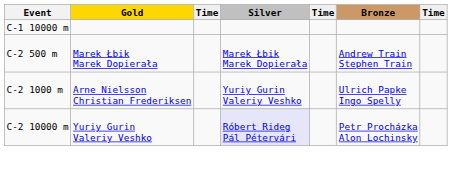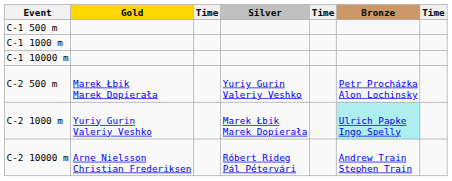+ row: (32, 27)
+ row: (35, 42)
(265, 59) Marek Łbik Marek Dopierała -> (262, 89) Yuriy Gurin Valeriy Veshko
(375, 59) Andrew Train Stephen Train -> (378, 89) Petr Procházka Alon Lochinsky
(132, 96) Arne Nielsson Christian Frederiksen -> (112, 126) Yuriy Gurin Valeriy Veshko
(262, 96) Yuriy Gurin Valeriy Veshko -> (265, 126) Marek Łbik Marek Dopierała
(373, 96) no background -> (373, 126) paleturquoise background
(112, 132) Yuriy Gurin Valeriy Veshko -> (132, 163) Arne Nielsson Christian Frederiksen
(259, 132) lavender background -> (259, 163) no background
(378, 132) Petr Procházka Alon Lochinsky -> (375, 163) Andrew Train Stephen Train
